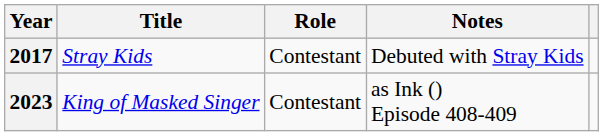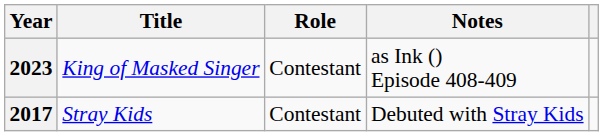rows swapped: (31, 55) <-> (31, 101)
